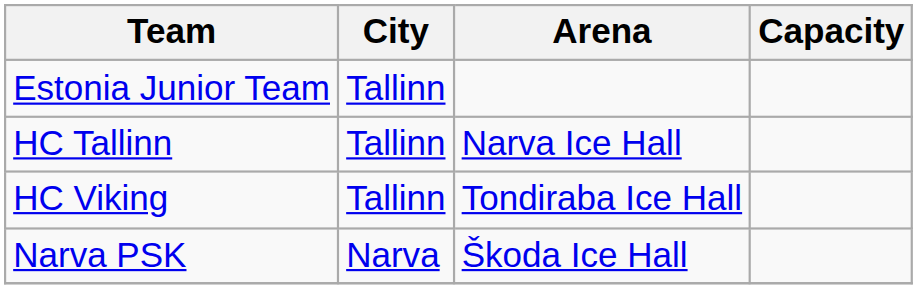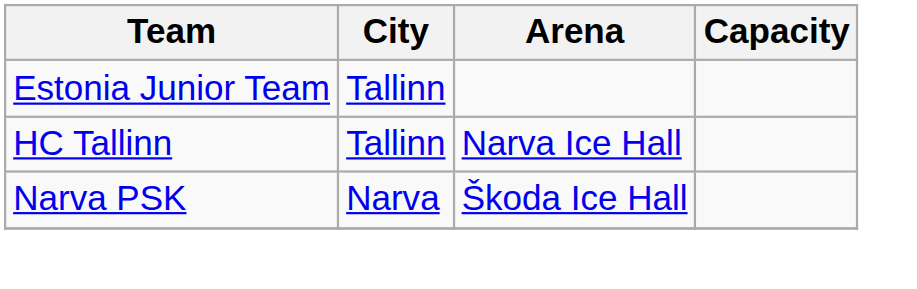- row: (91, 198)
